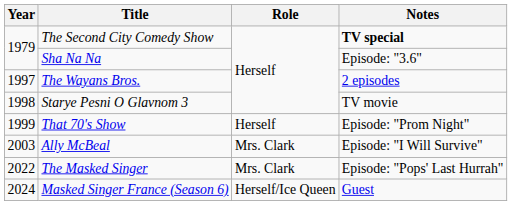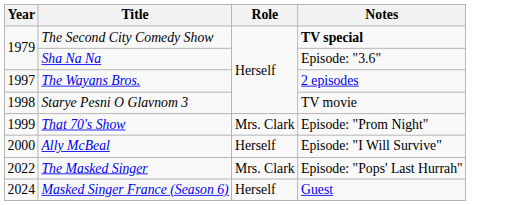(255, 124) Herself -> (265, 124) Mrs. Clark
(21, 146) 2003 -> (21, 146) 2000
(265, 146) Mrs. Clark -> (255, 146) Herself
(285, 189) Herself/Ice Queen -> (255, 189) Herself
